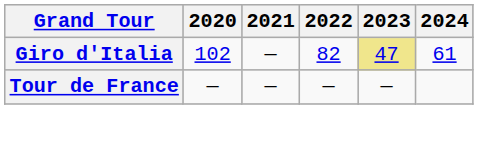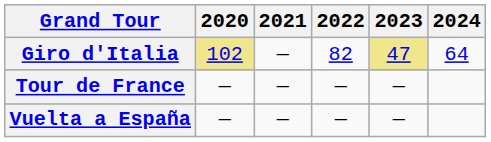(213, 54) no background -> (225, 54) khaki background
(445, 54) 61 -> (457, 54) 64
+ row: (100, 120)
